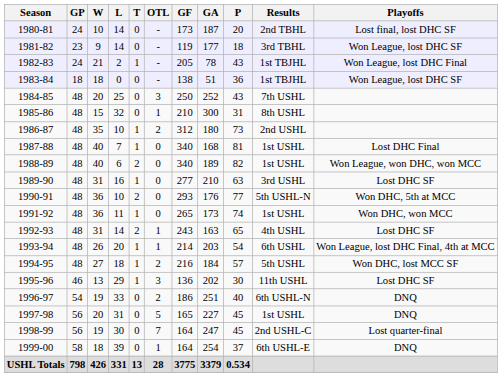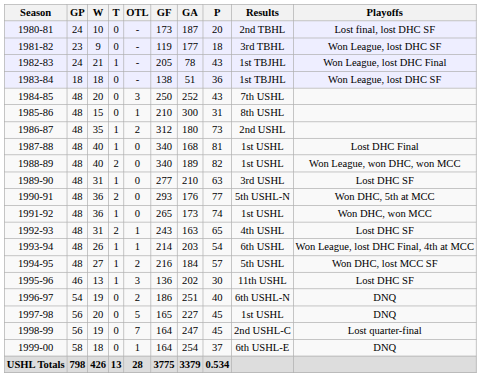- column: (119, 12)
